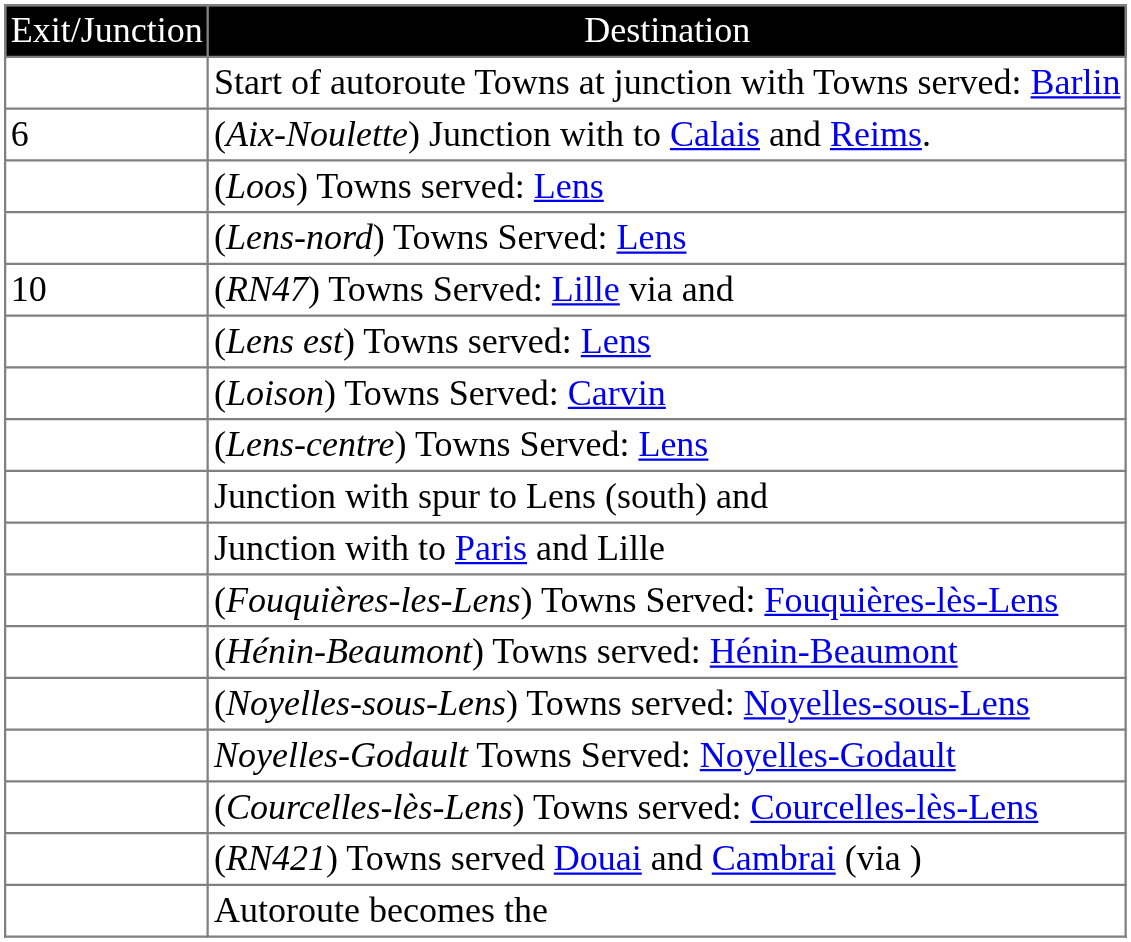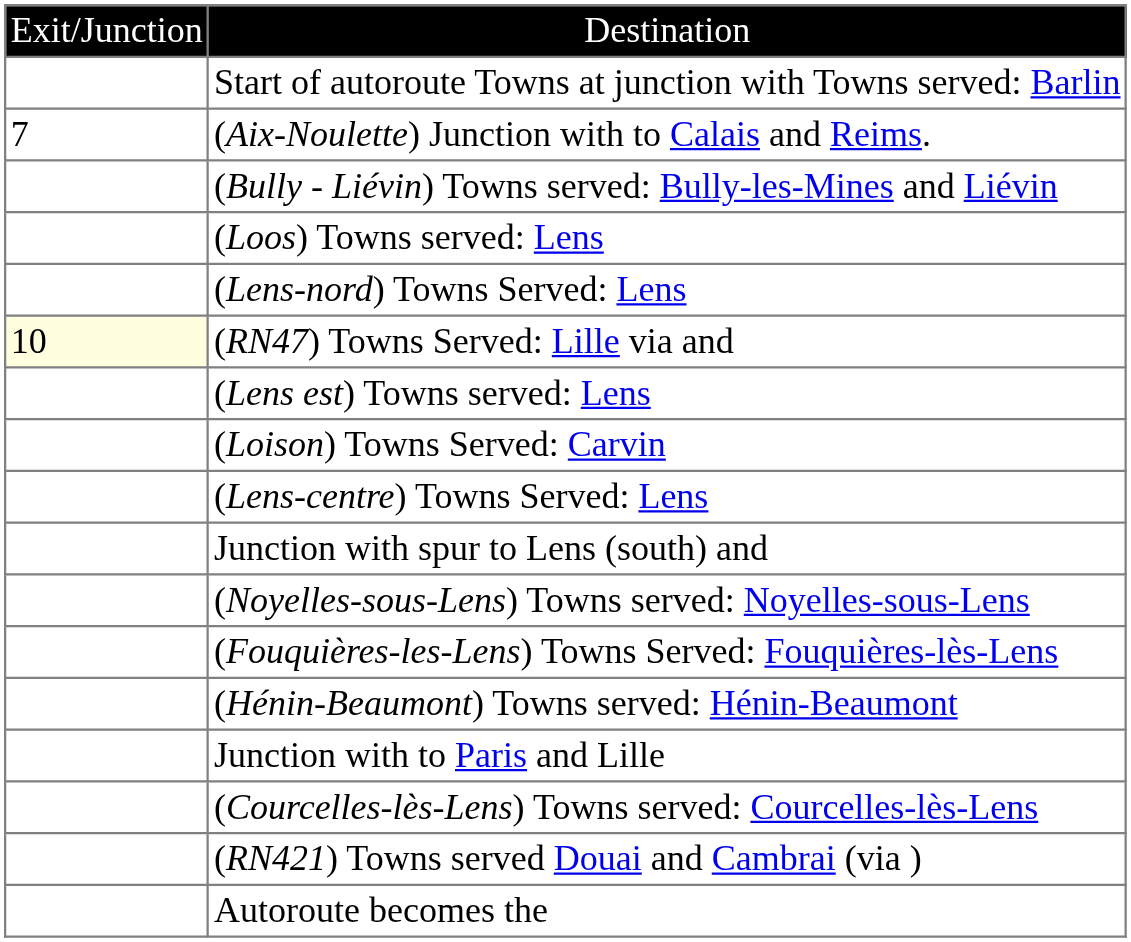(20, 133) 6 -> (20, 133) 7
+ row: (636, 185)
(29, 289) no background -> (29, 340) lightyellow background
rows swapped: (622, 703) <-> (439, 547)
- row: (585, 754)
